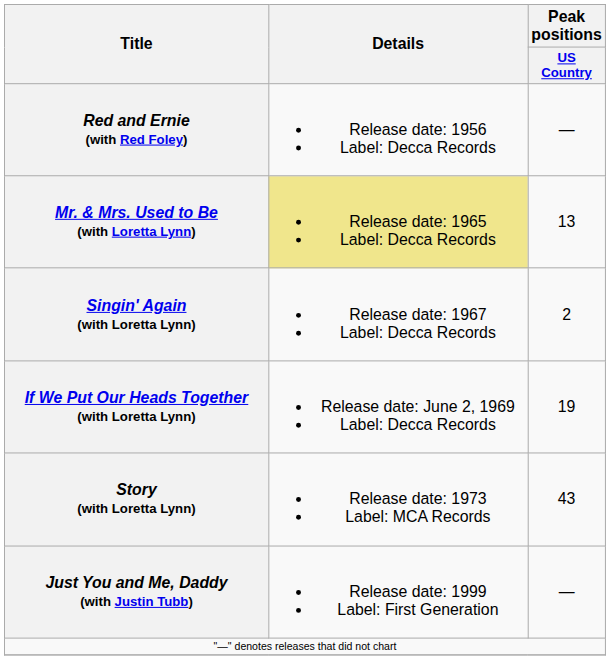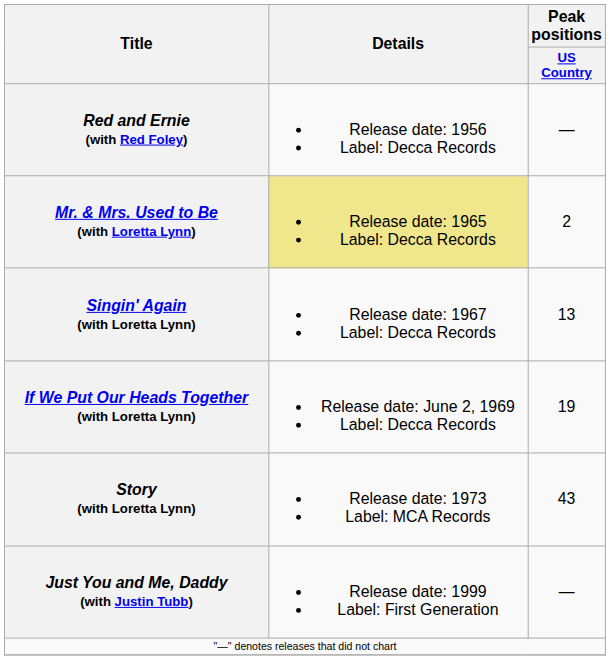(567, 222) 13 -> (567, 222) 2
(567, 314) 2 -> (567, 314) 13
